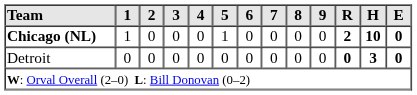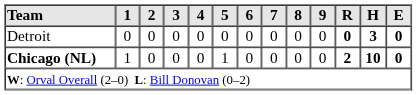rows swapped: (52, 36) <-> (29, 57)
